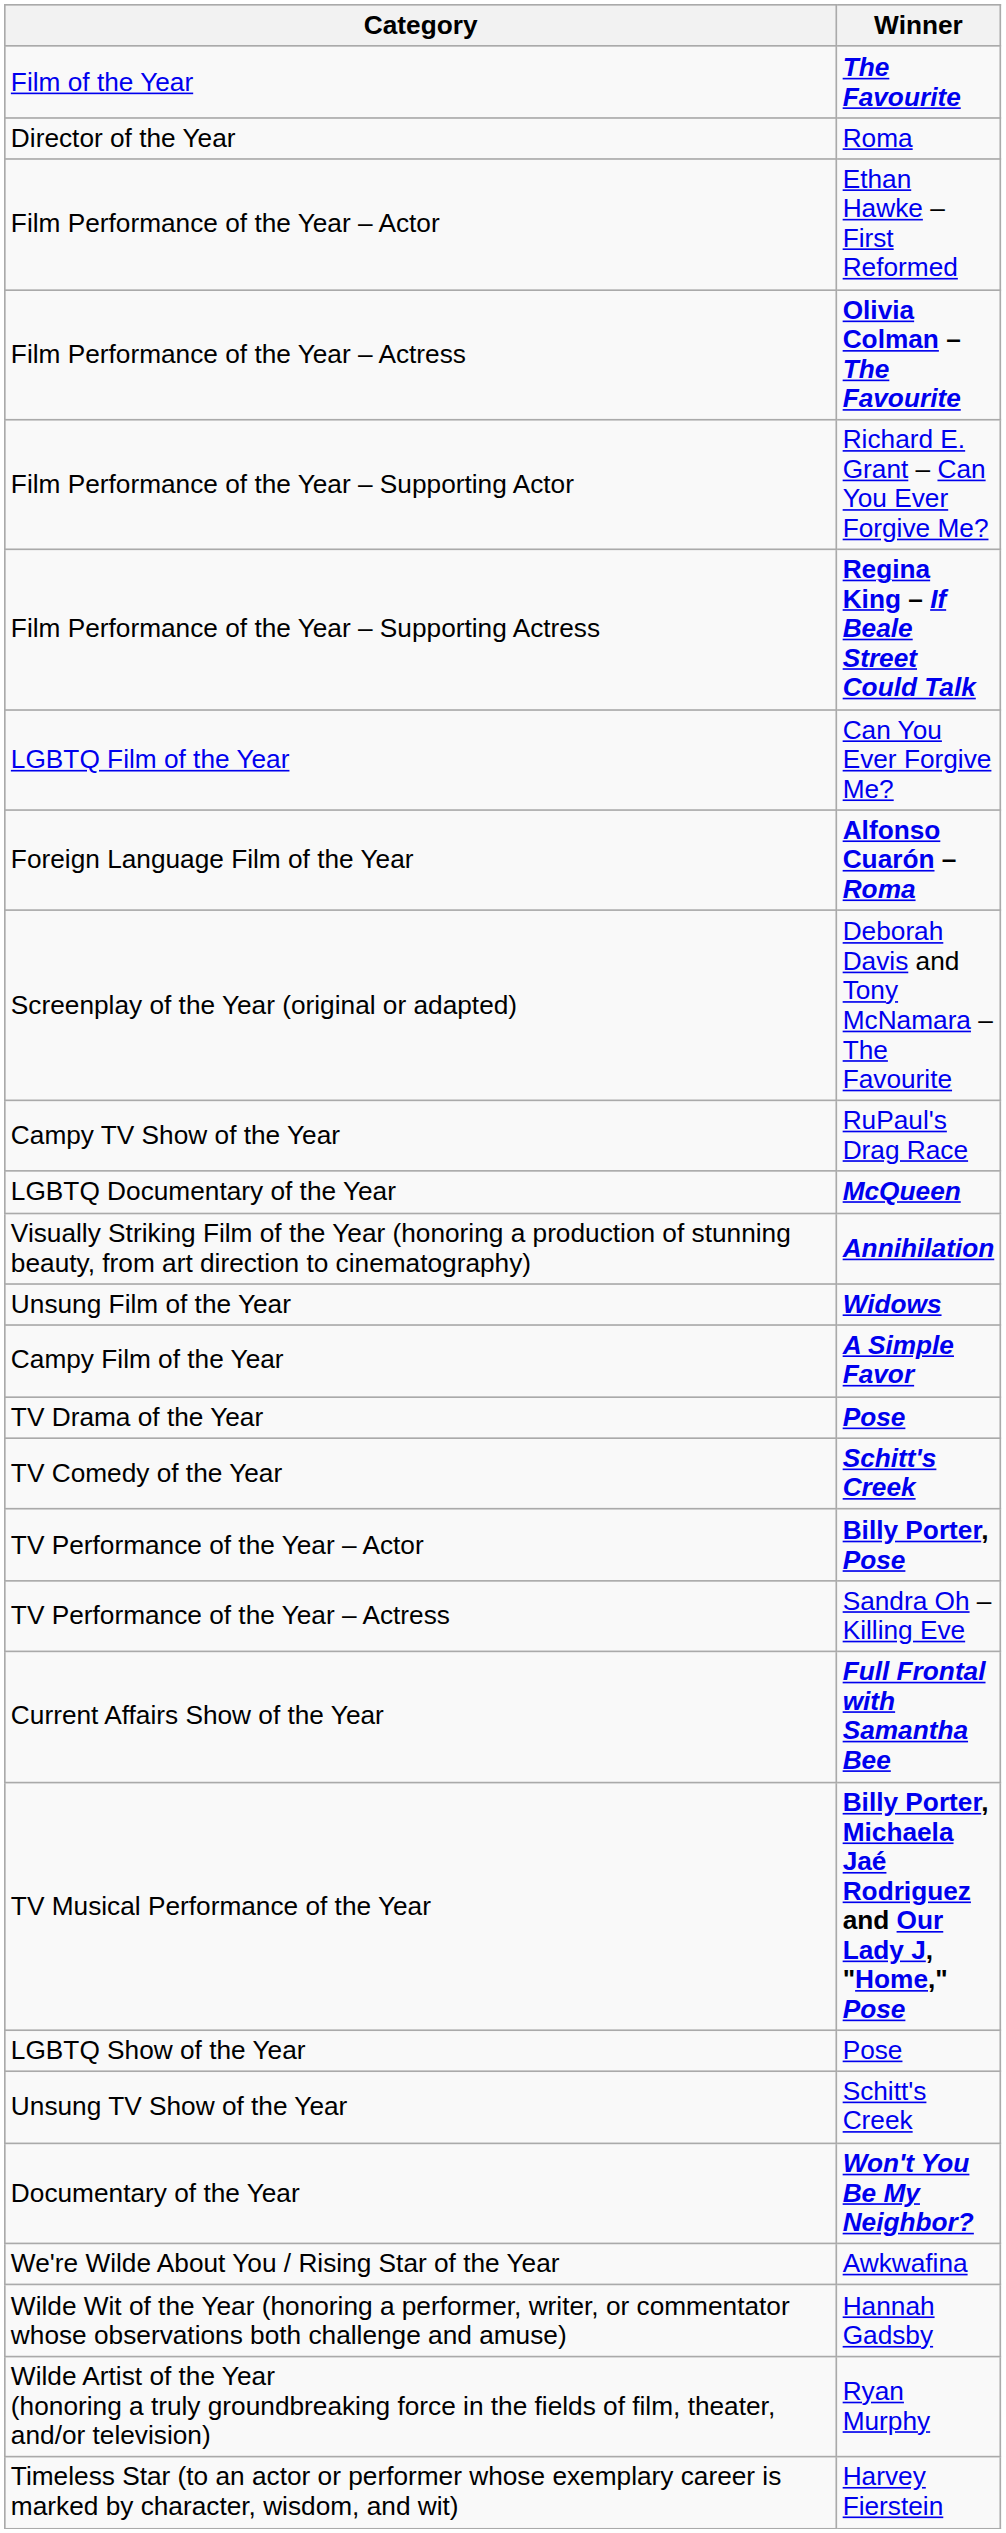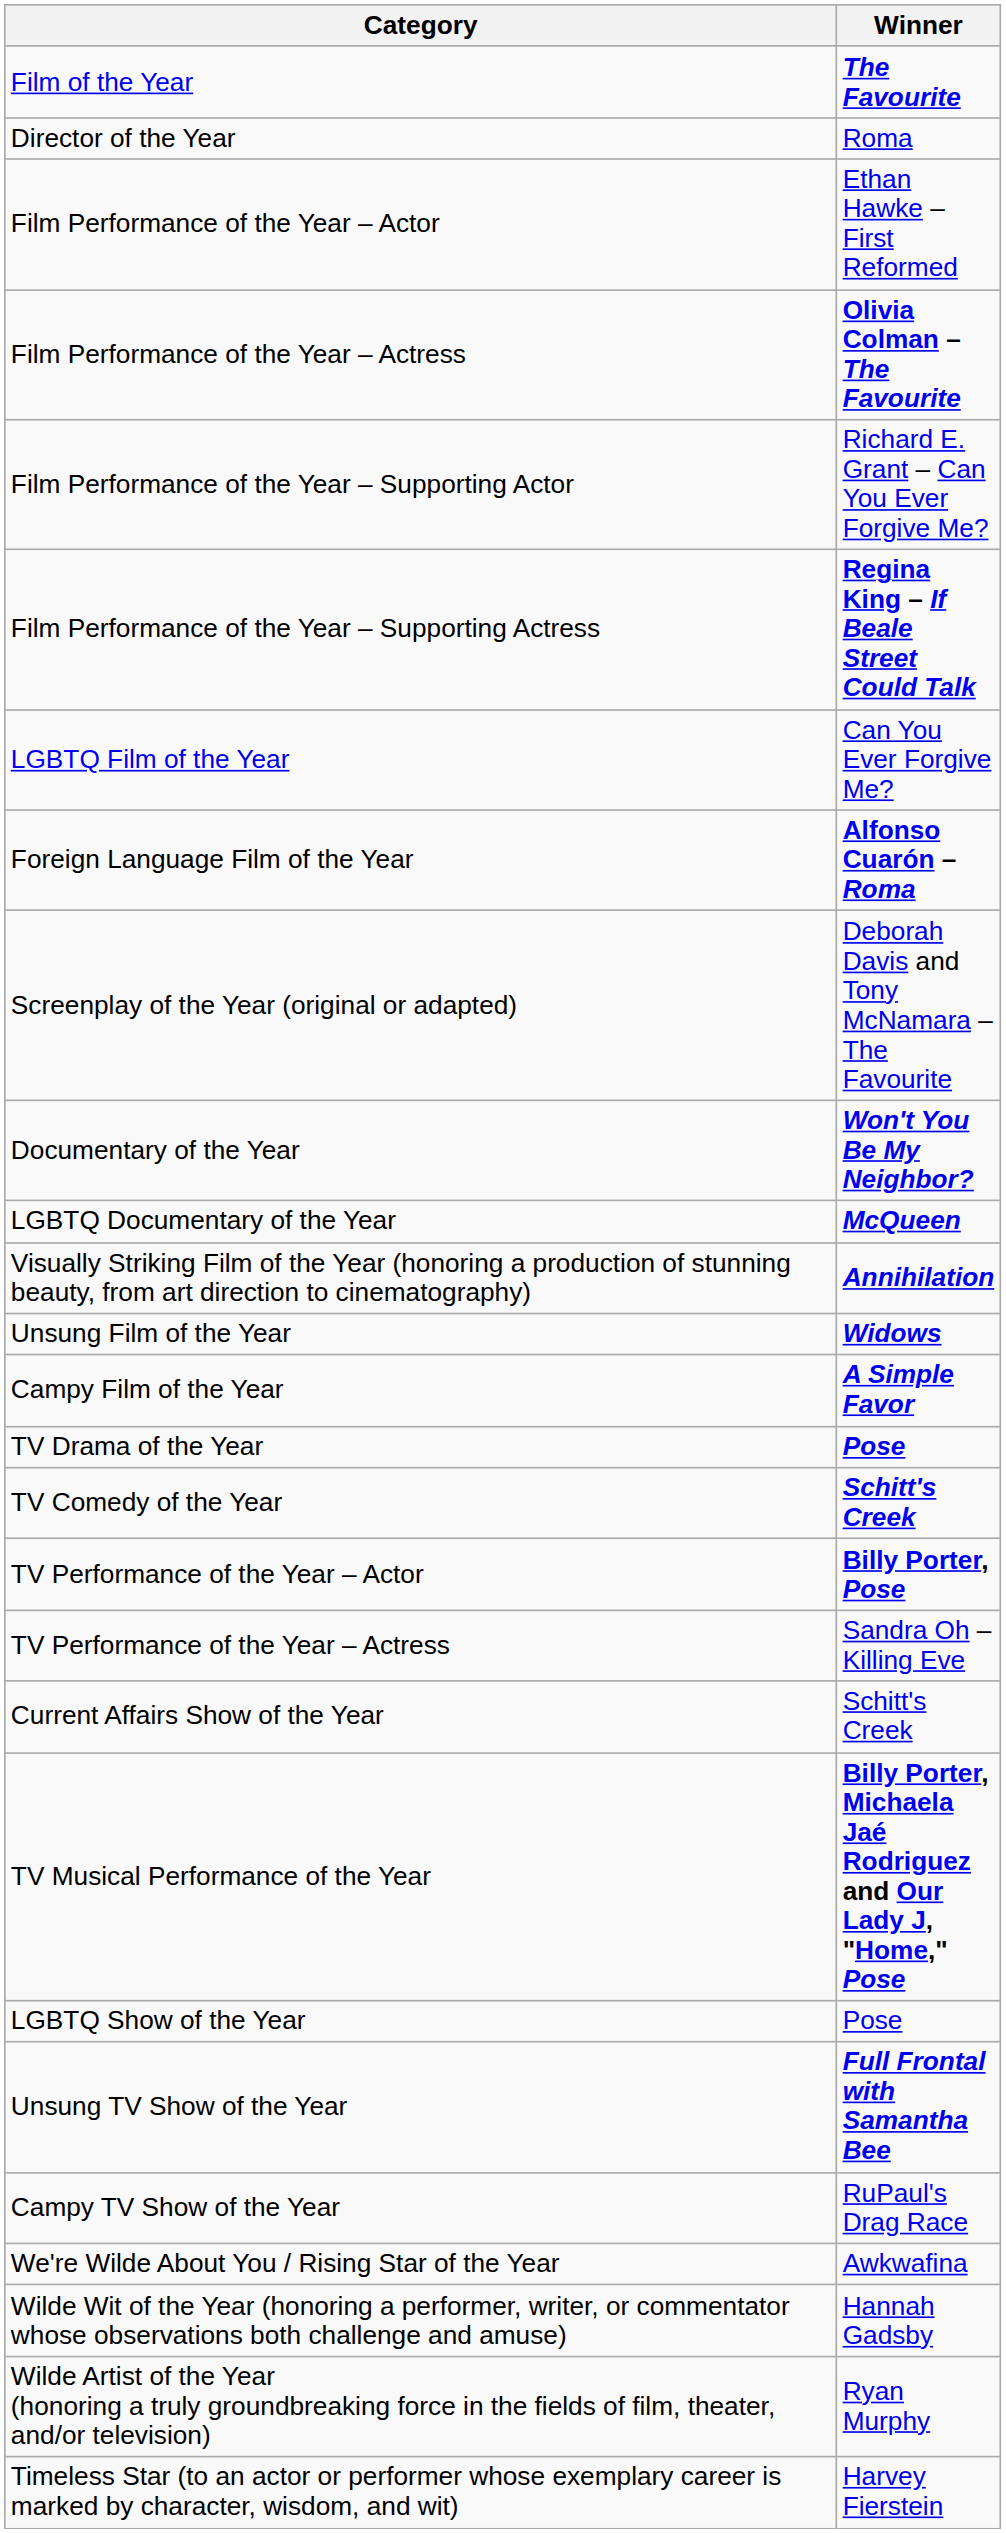rows swapped: (155, 2192) <-> (175, 1135)
(914, 1716) Full Frontal with Samantha Bee -> (885, 1716) Schitt's Creek
(885, 2106) Schitt's Creek -> (914, 2106) Full Frontal with Samantha Bee
